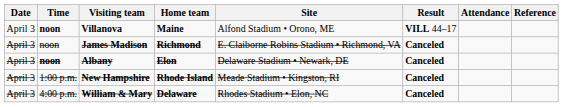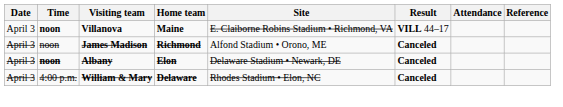(276, 29) Alfond Stadium • Orono, ME -> (301, 29) E. Claiborne Robins Stadium • Richmond, VA
(309, 45) E. Claiborne Robins Stadium • Richmond, VA -> (268, 45) Alfond Stadium • Orono, ME
- row: (116, 77)
